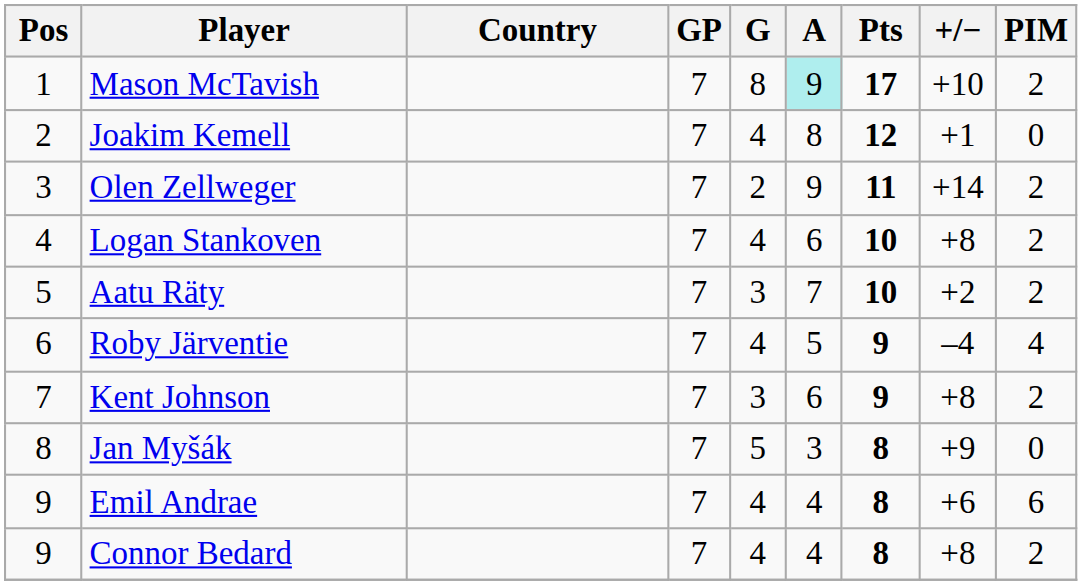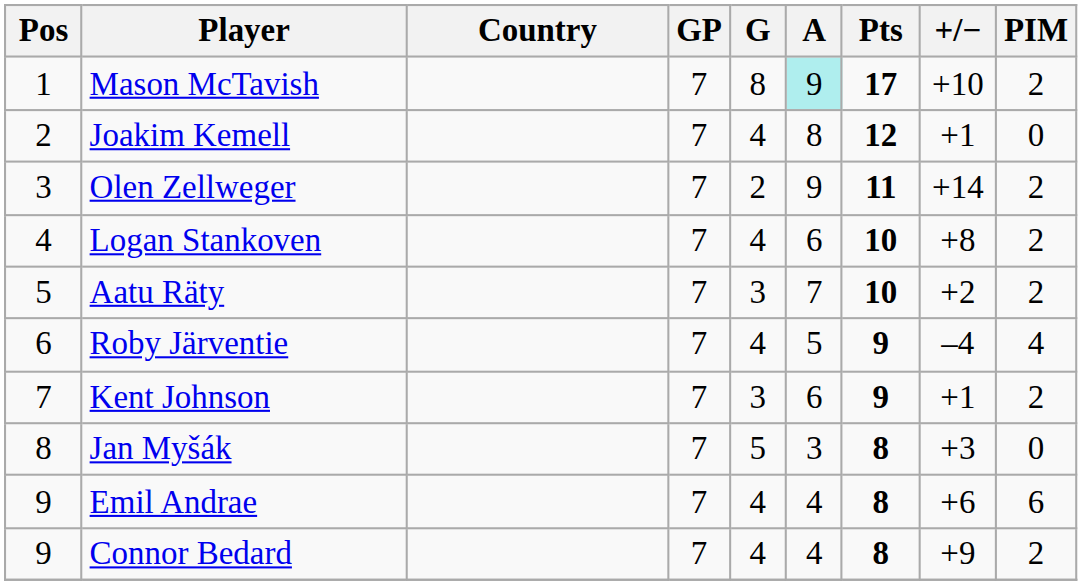(958, 396) +8 -> (958, 396) +1
(958, 448) +9 -> (958, 448) +3
(958, 553) +8 -> (958, 553) +9
